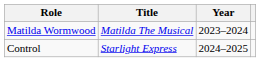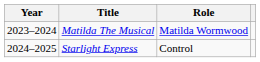columns swapped: (223, 13) <-> (51, 13)
